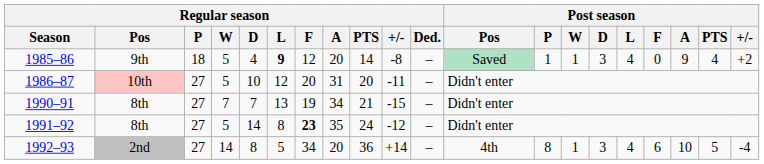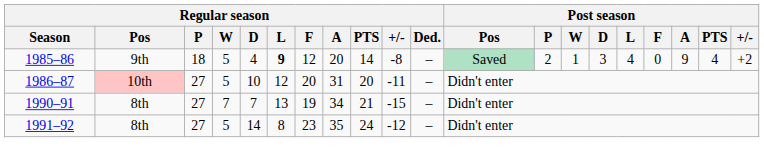(548, 59) 1 -> (548, 59) 2
(309, 125) bold -> (309, 125) normal
- row: (50, 147)
